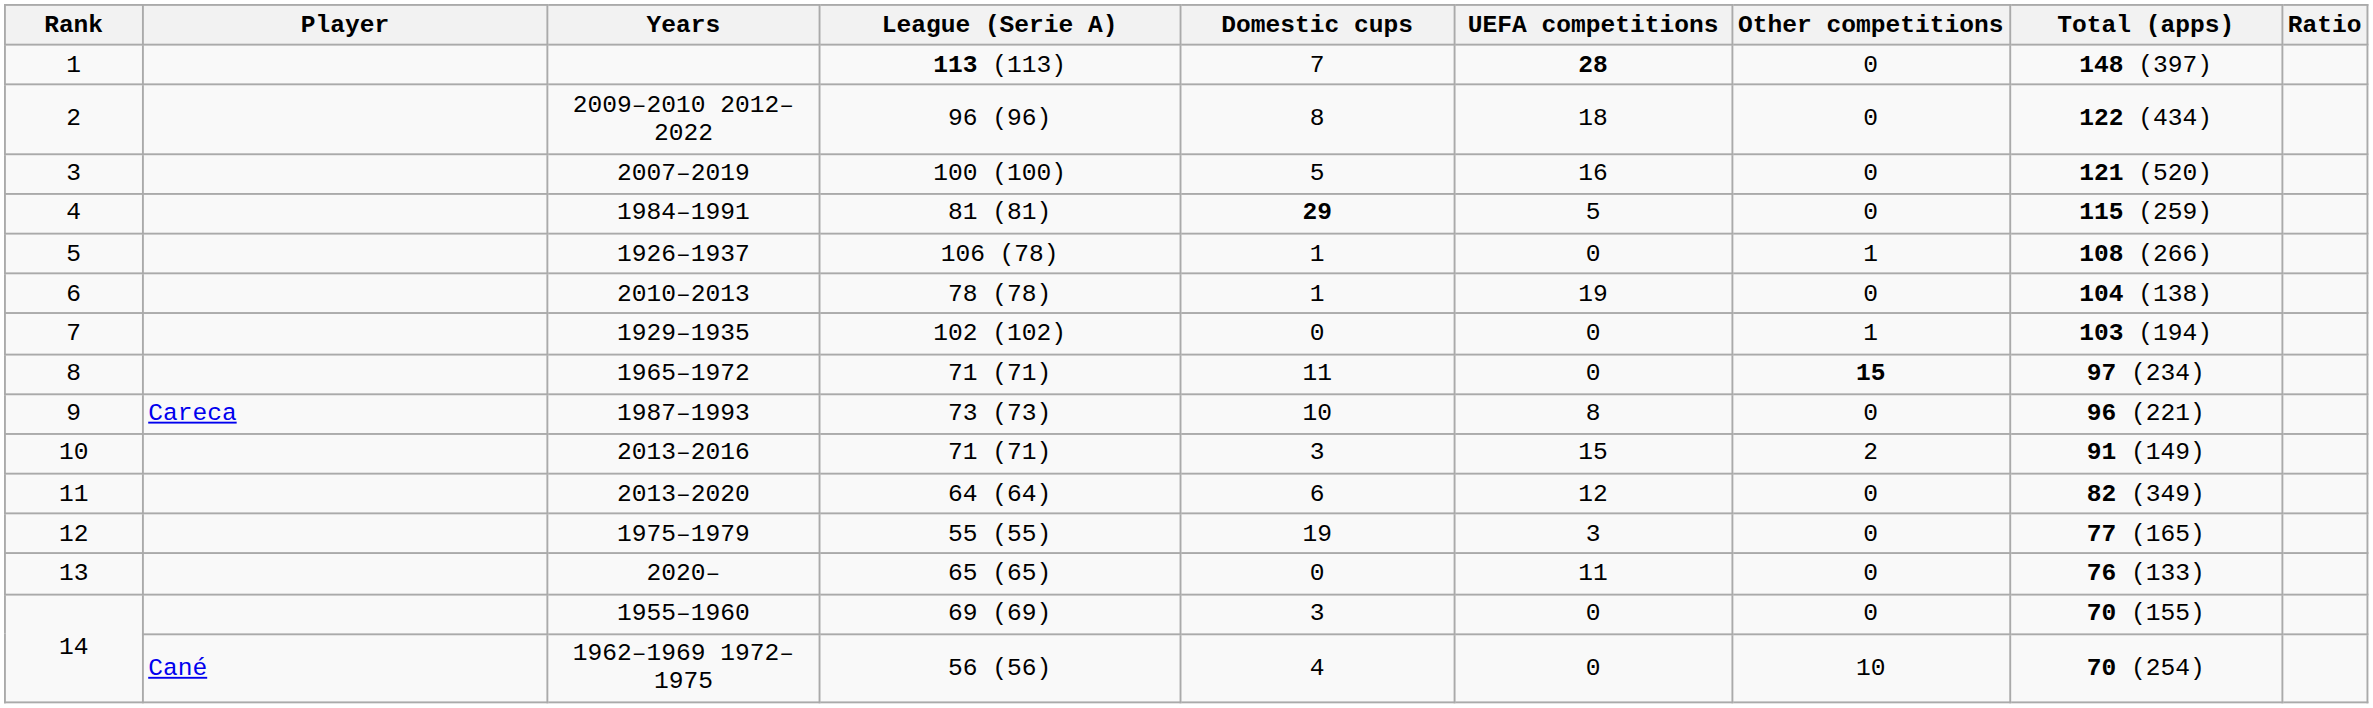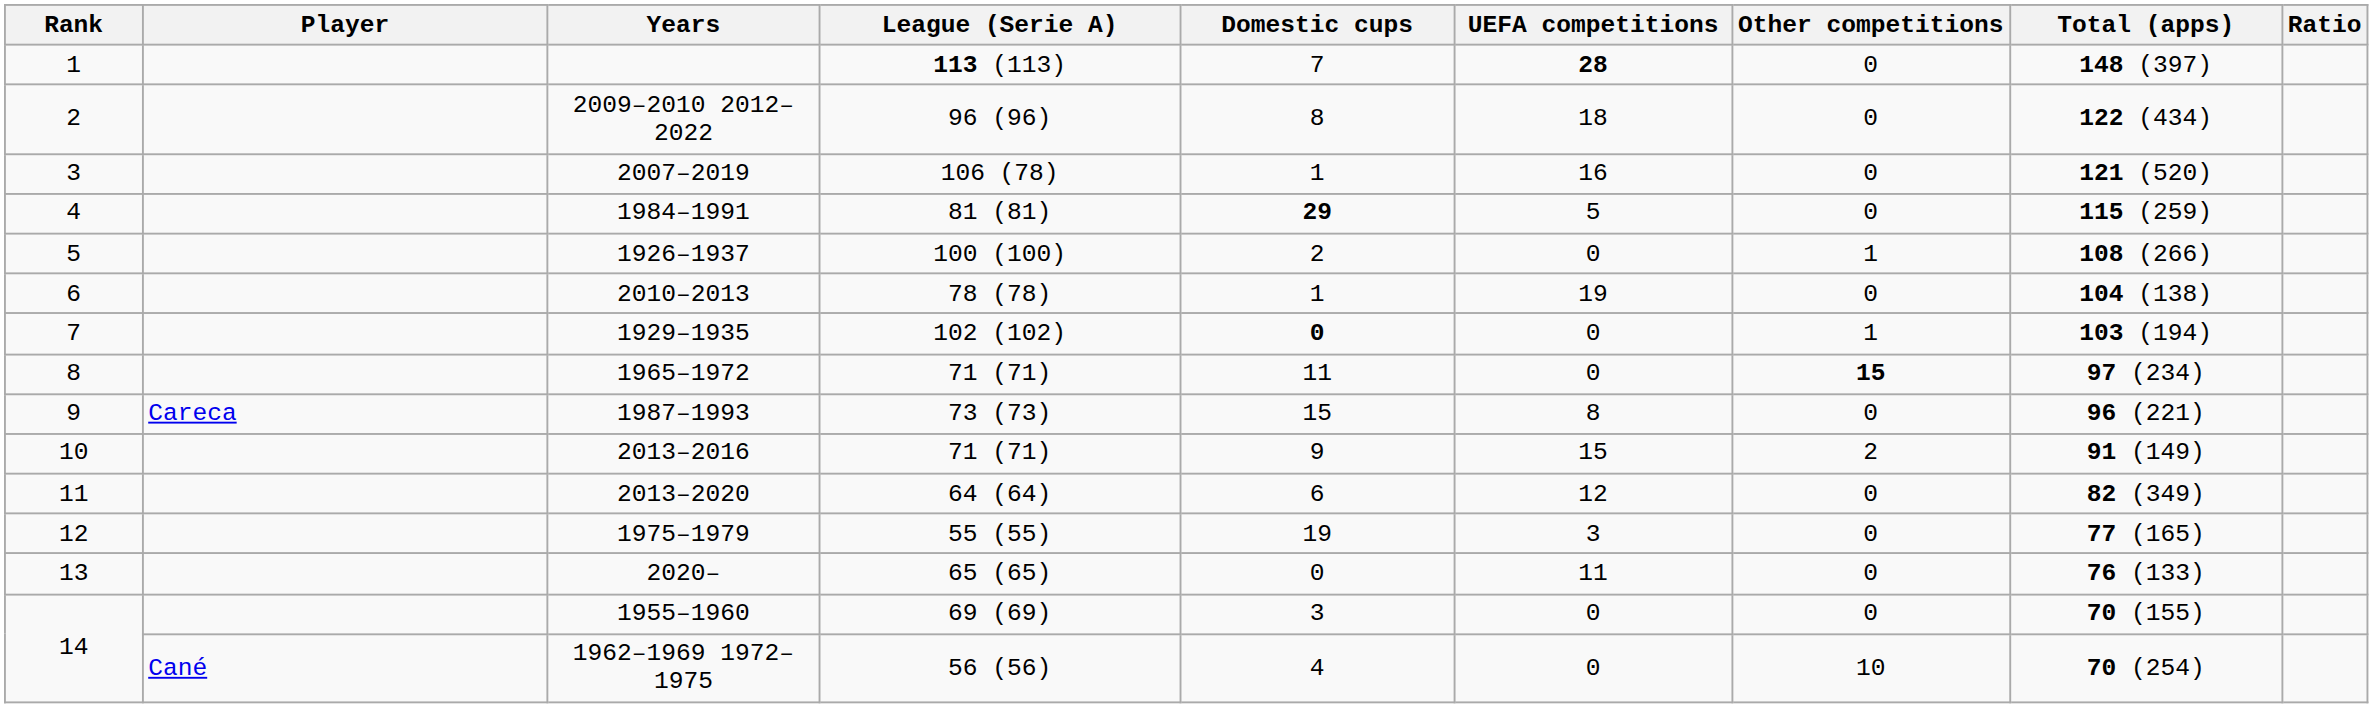(1000, 173) 100 (100) -> (1000, 173) 106 (78)
(1317, 173) 5 -> (1317, 173) 1
(1000, 254) 106 (78) -> (1000, 254) 100 (100)
(1317, 254) 1 -> (1317, 254) 2
(1317, 334) normal -> (1317, 334) bold
(1317, 414) 10 -> (1317, 414) 15
(1317, 454) 3 -> (1317, 454) 9
